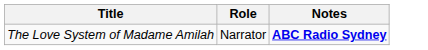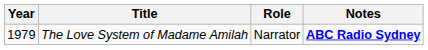+ column: (21, 14)
